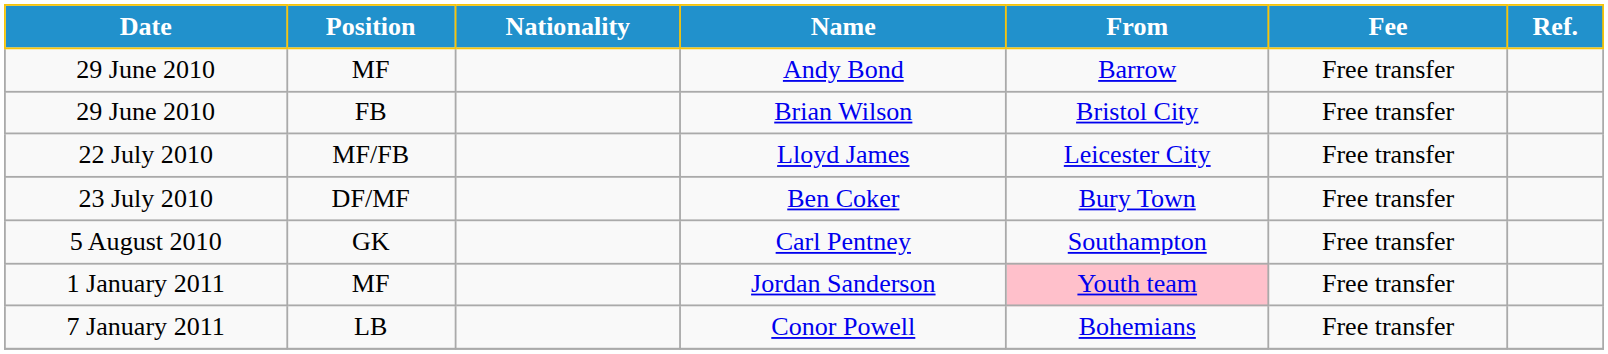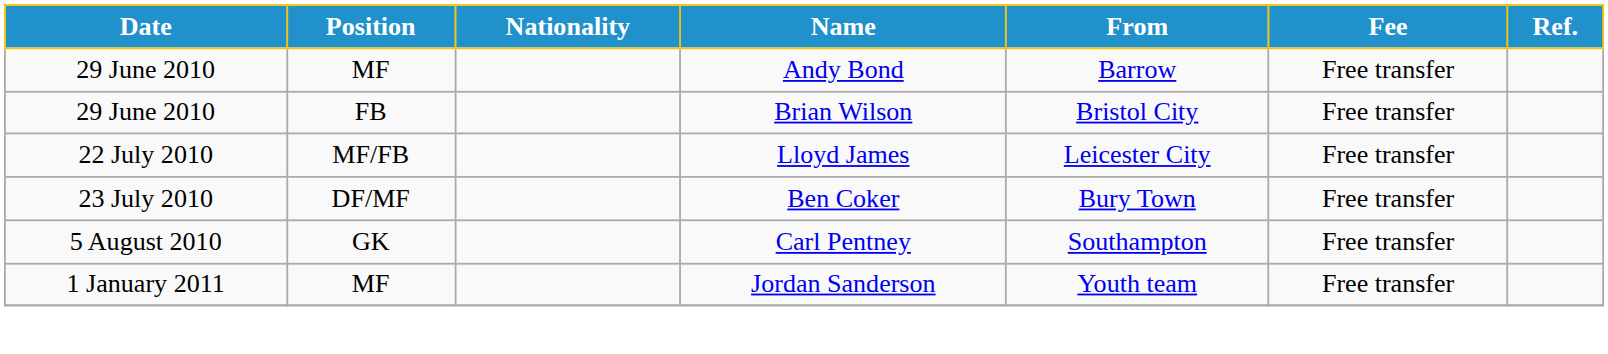(1137, 284) pink background -> (1137, 284) no background
- row: (843, 327)
